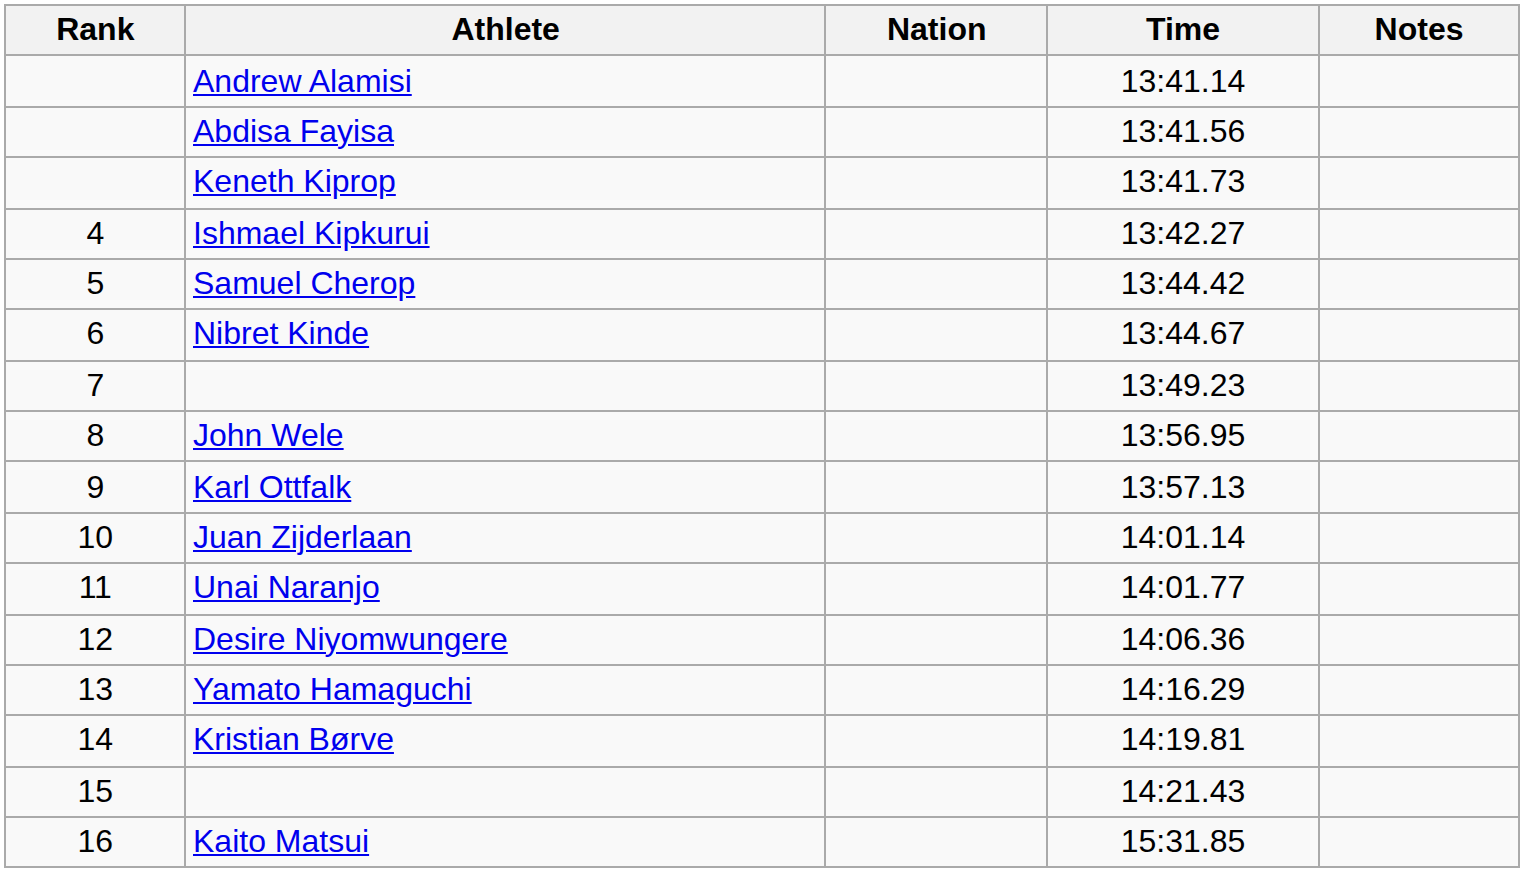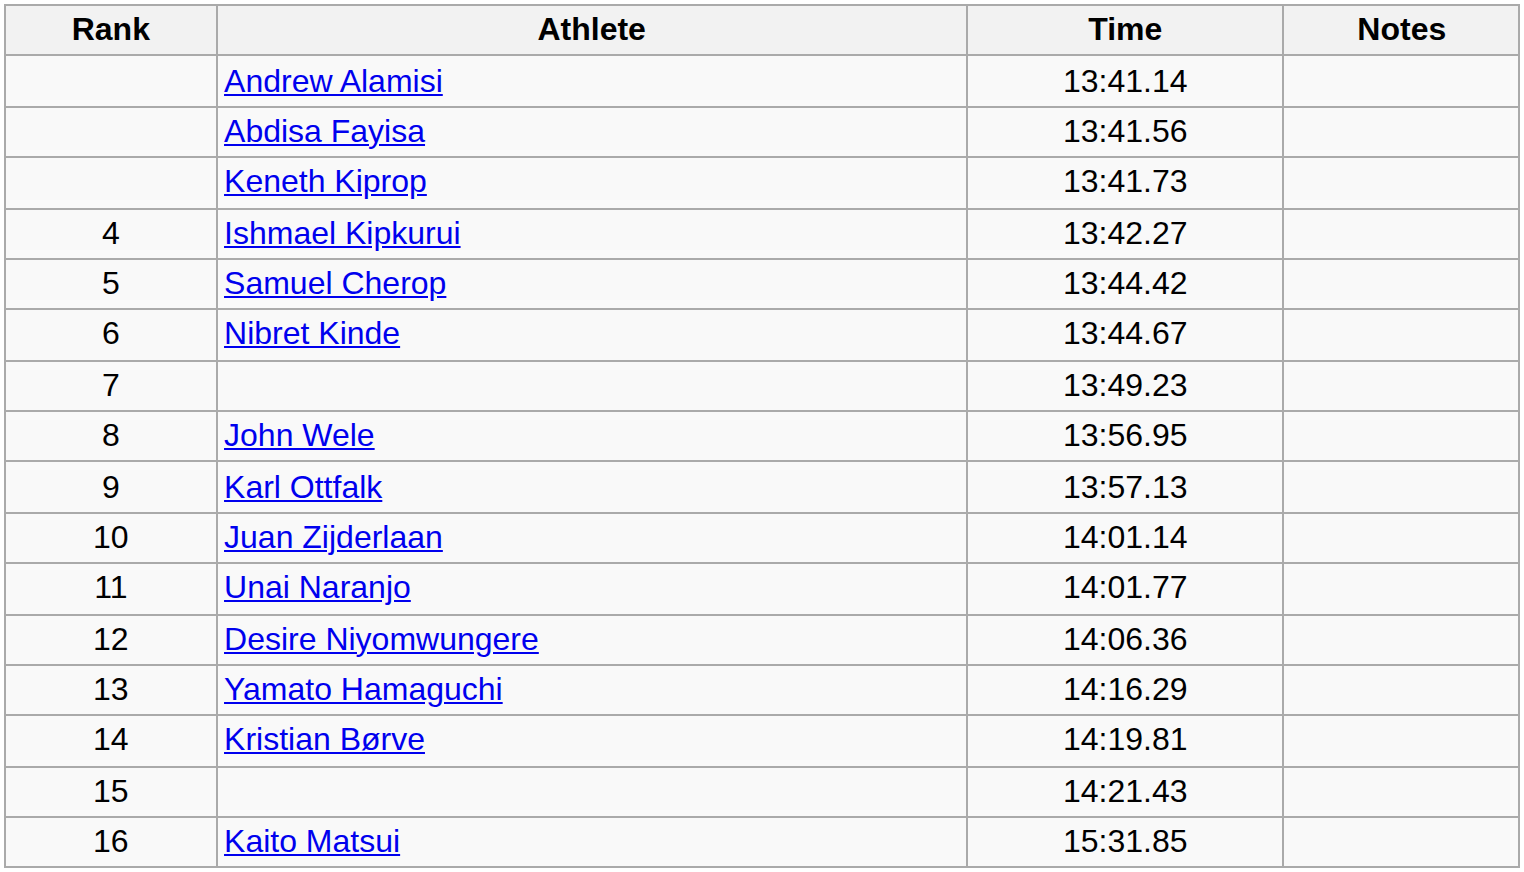- column: (937, 29)
